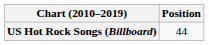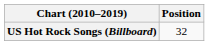(181, 31) 44 -> (181, 31) 32
